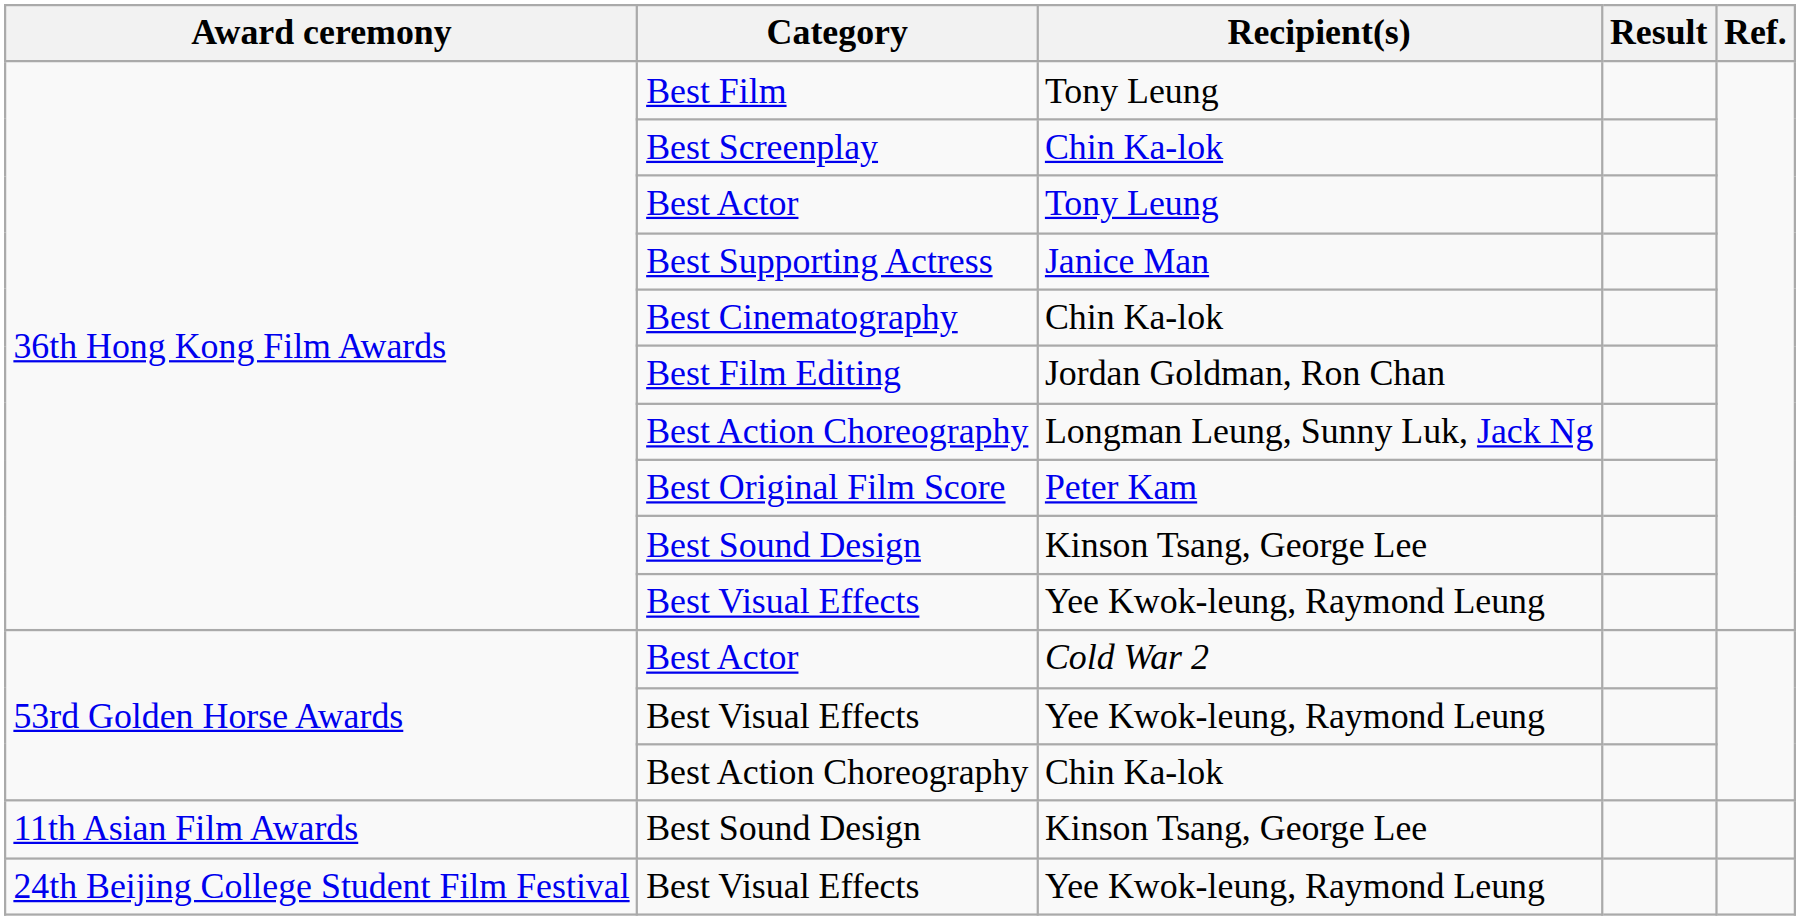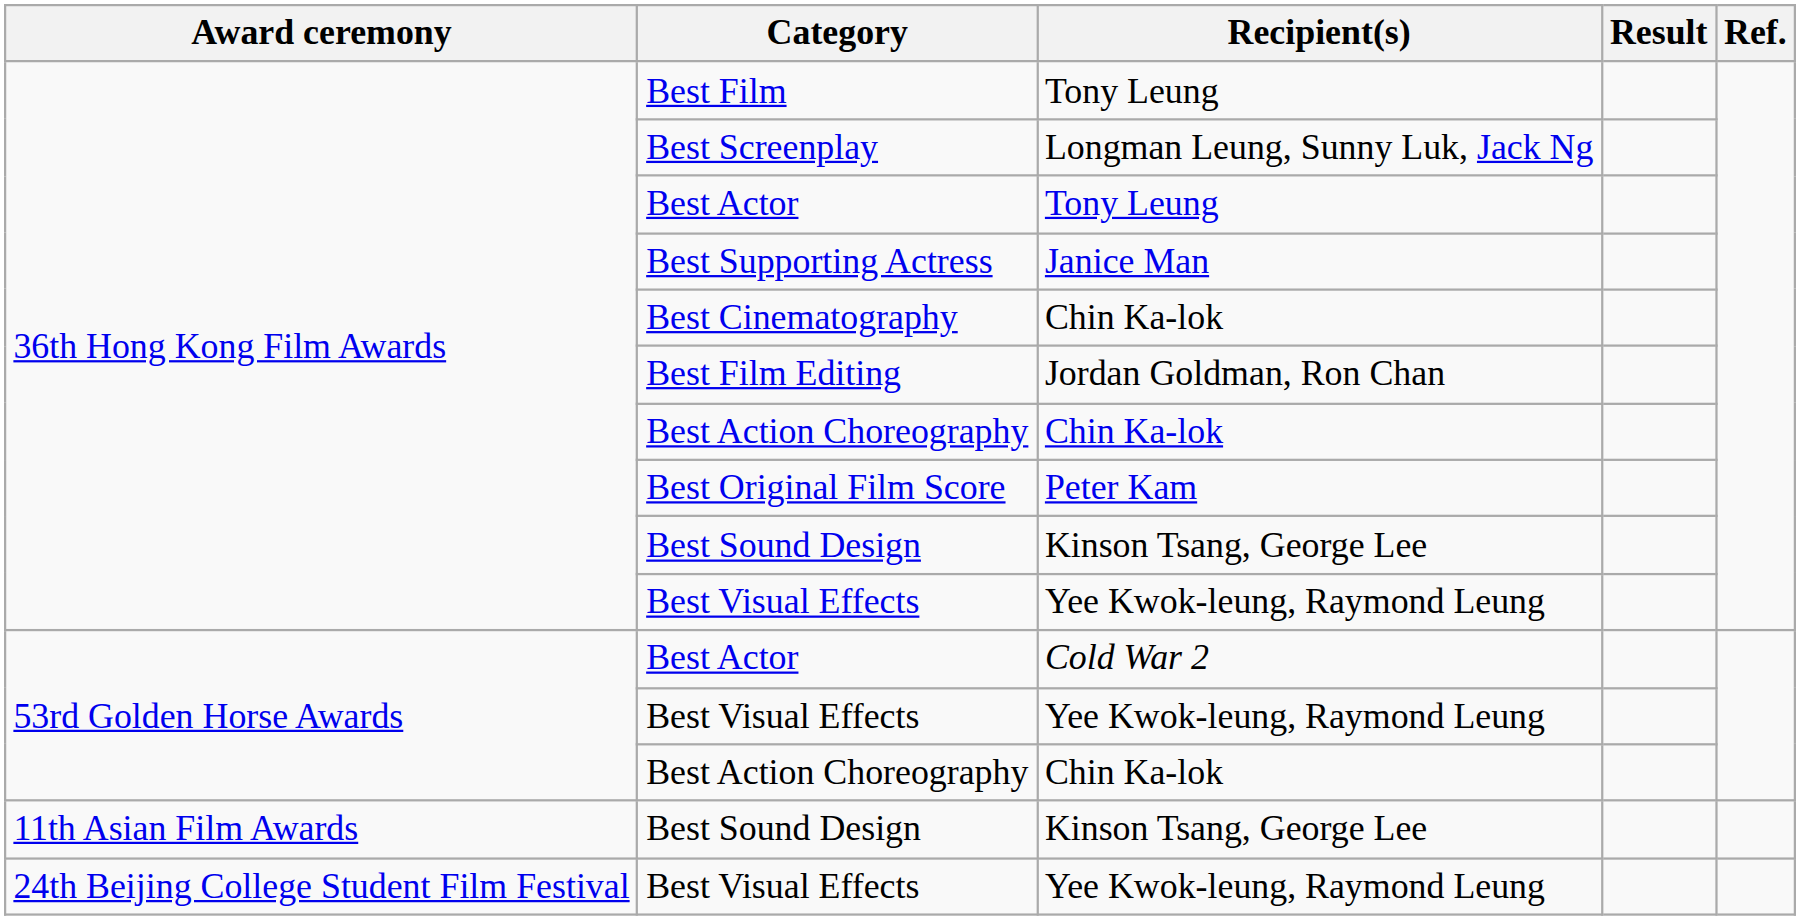(1134, 146) Chin Ka-lok -> (1319, 146) Longman Leung, Sunny Luk, Jack Ng
(1319, 430) Longman Leung, Sunny Luk, Jack Ng -> (1134, 430) Chin Ka-lok
